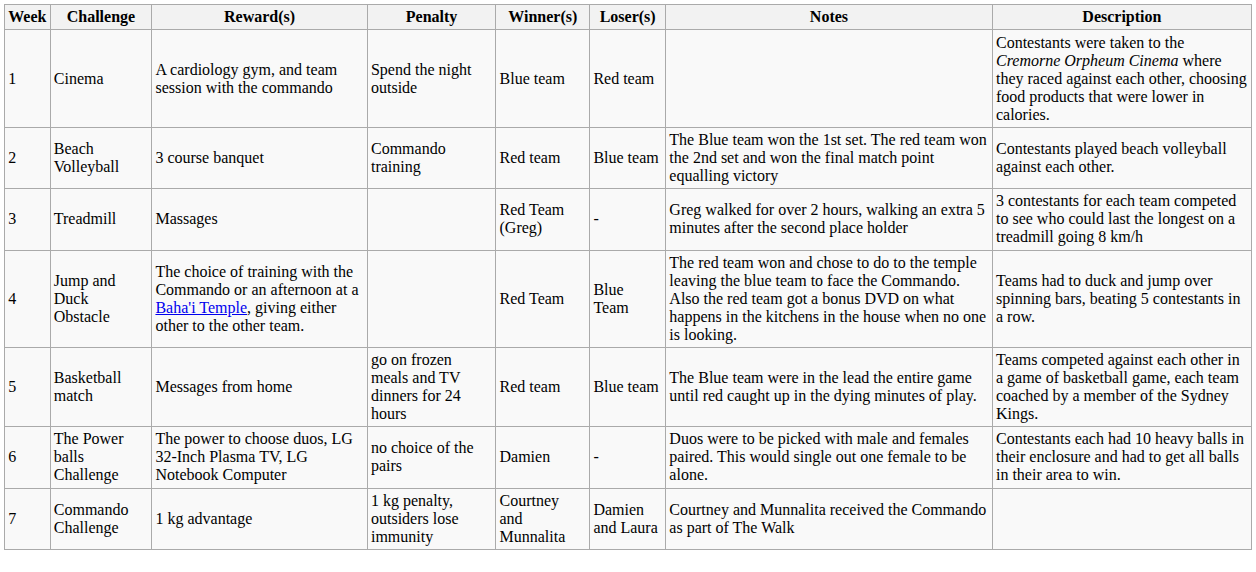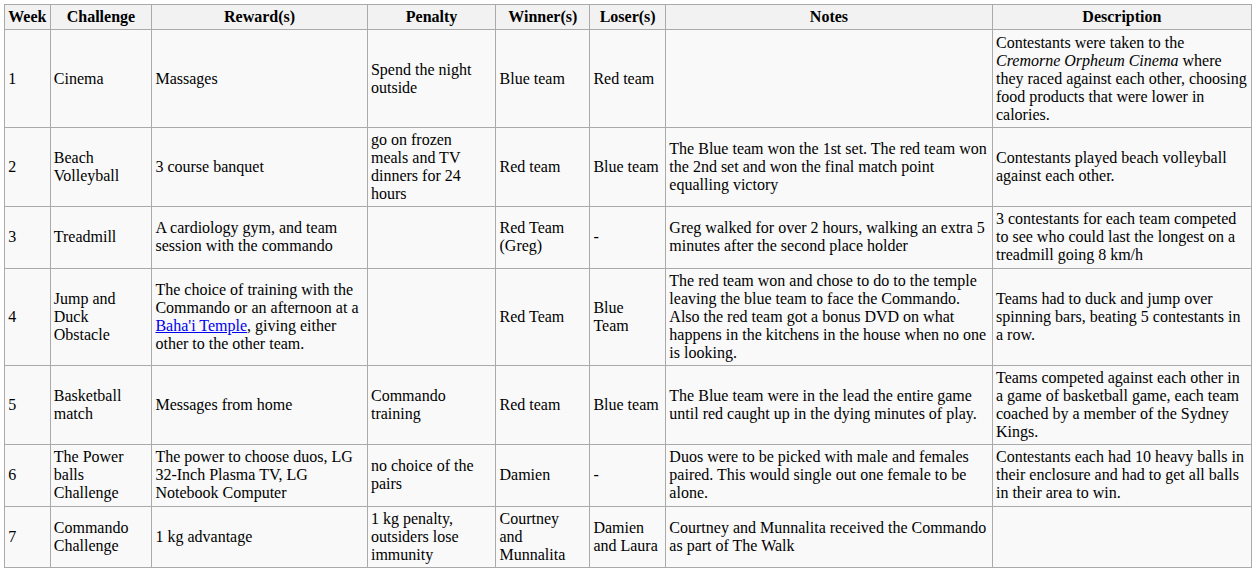(246, 78) A cardiology gym, and team session with the commando -> (187, 78) Massages
(408, 157) Commando training -> (416, 166) go on frozen meals and TV dinners for 24 hours
(187, 219) Massages -> (246, 237) A cardiology gym, and team session with the commando
(416, 387) go on frozen meals and TV dinners for 24 hours -> (408, 405) Commando training
